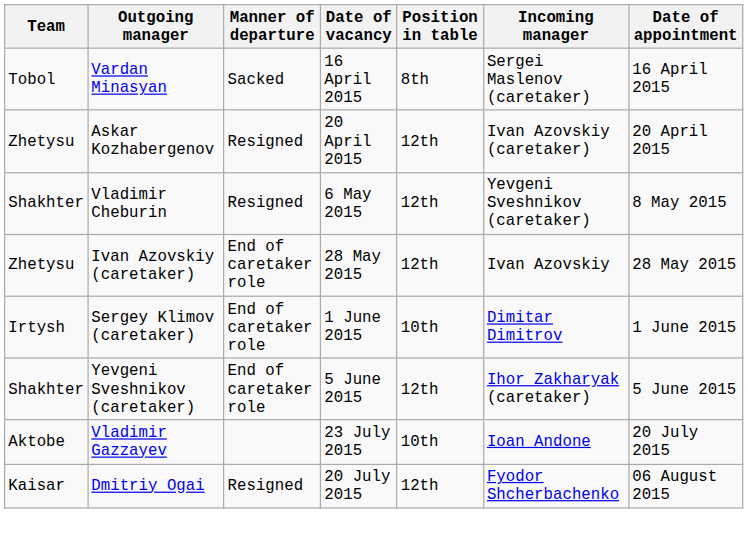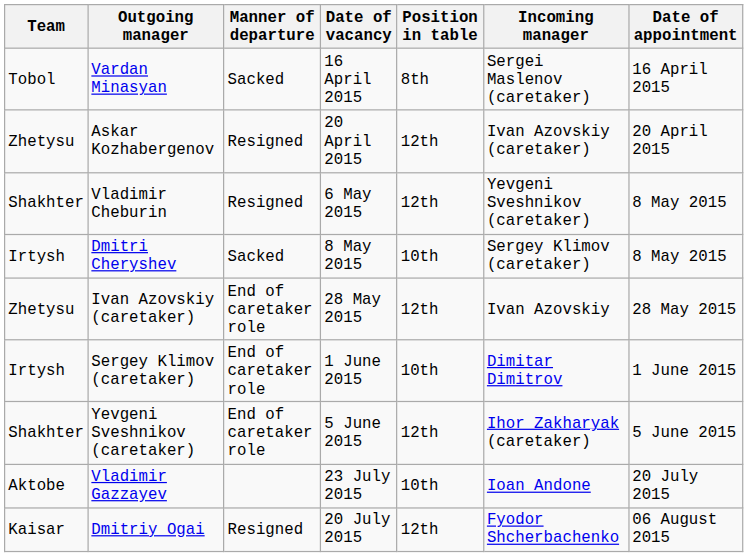+ row: (134, 256)
